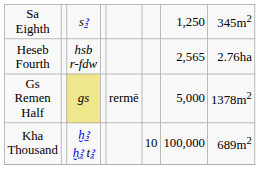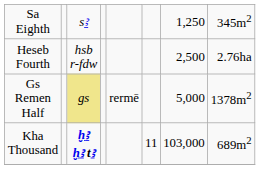(191, 56) 2,565 -> (190, 56) 2,500
(83, 144) normal -> (84, 144) bold
(151, 143) 10 -> (151, 143) 11
(184, 143) 100,000 -> (184, 143) 103,000
